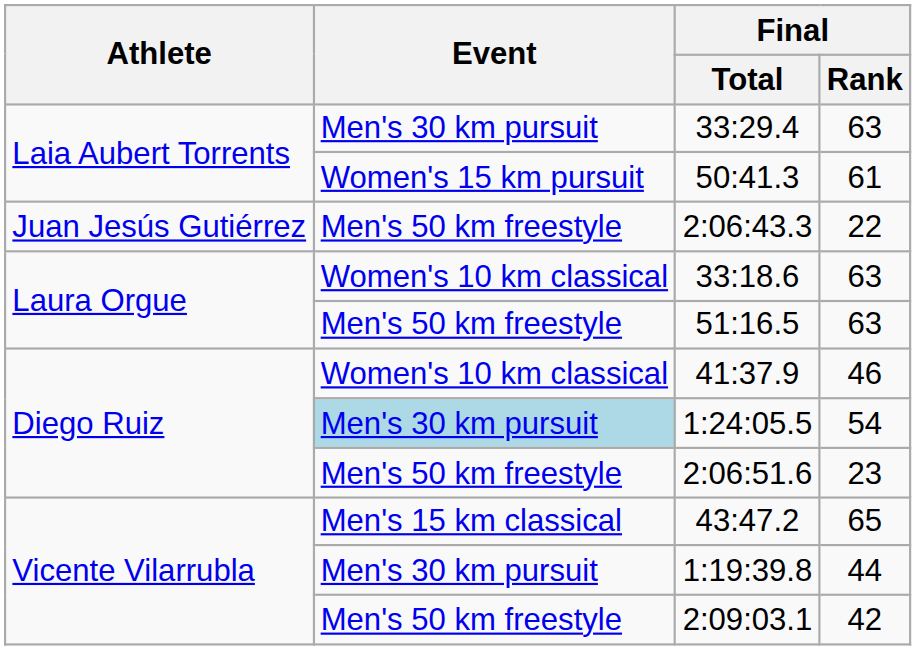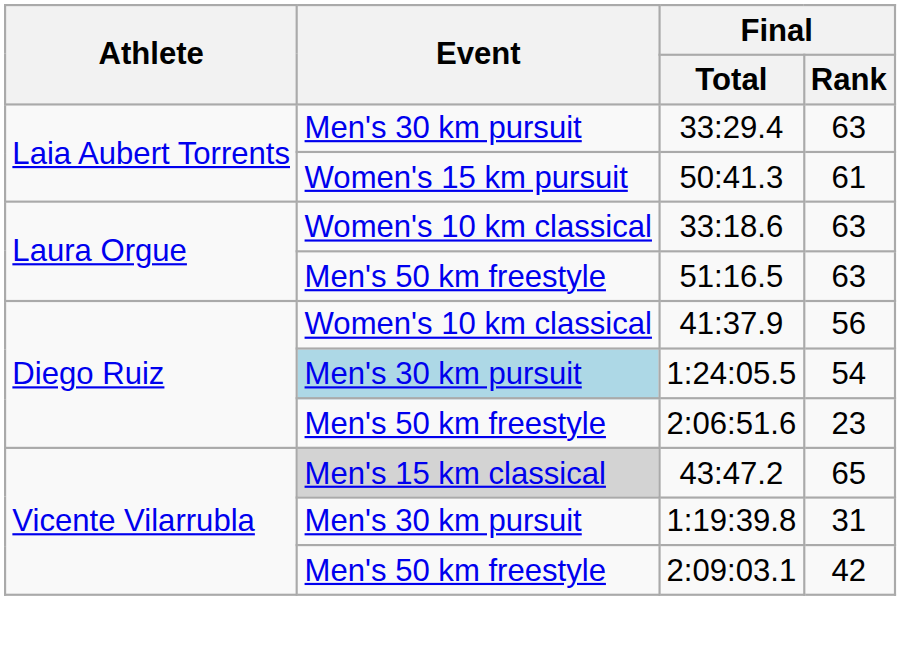- row: (747, 227)
(865, 374) 46 -> (849, 325) 56
(471, 521) no background -> (455, 472) lightgrey background
(865, 571) 44 -> (849, 521) 31
